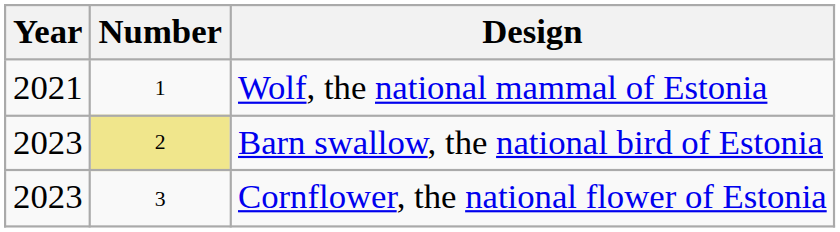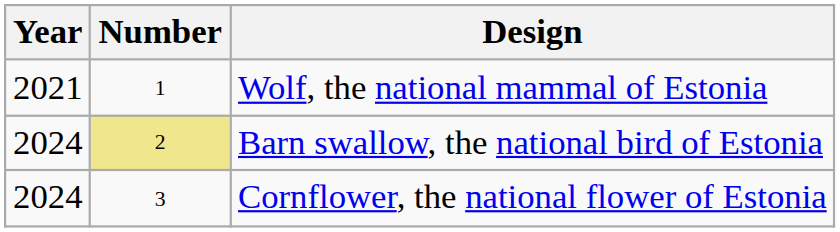(48, 142) 2023 -> (48, 142) 2024
(48, 197) 2023 -> (48, 197) 2024
